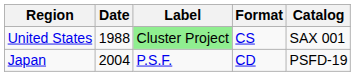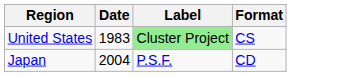- column: (319, 15)
(114, 37) 1988 -> (114, 37) 1983
